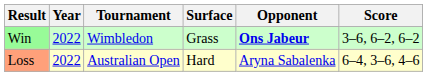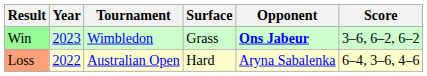(67, 37) 2022 -> (67, 37) 2023
